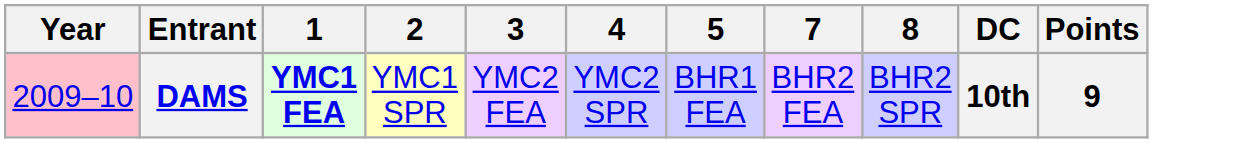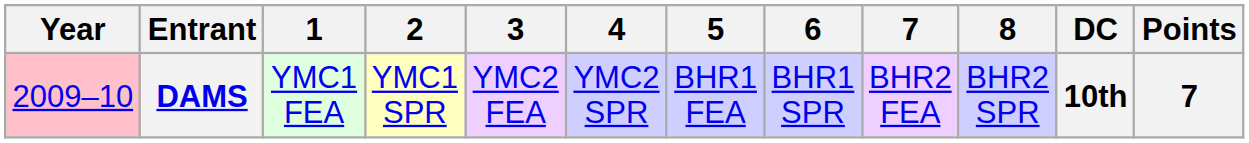+ column: (813, 29)
(314, 95) bold -> (314, 95) normal
(1092, 95) 9 -> (1189, 95) 7
